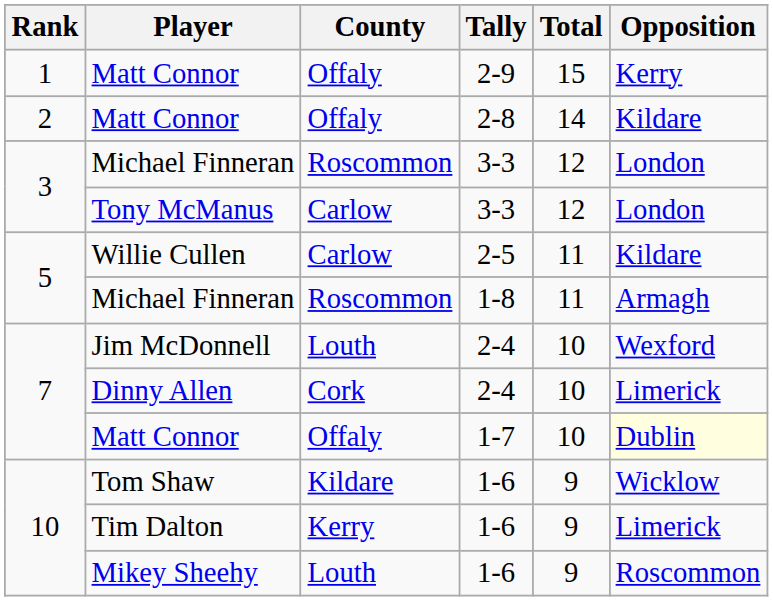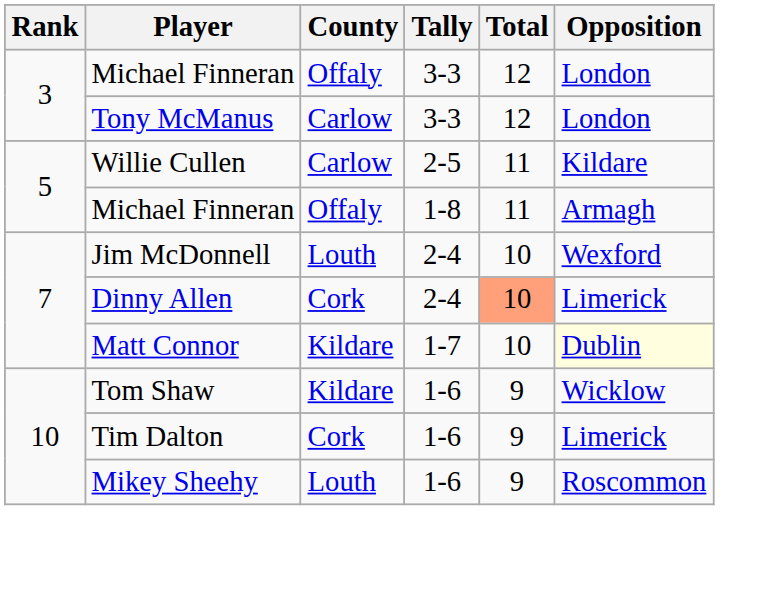- row: (165, 72)
- row: (165, 118)
(380, 163) Roscommon -> (345, 72) Offaly
(380, 299) Roscommon -> (345, 208) Offaly
(571, 390) no background -> (517, 299) lightsalmon background
(345, 436) Offaly -> (351, 345) Kildare
(341, 526) Kerry -> (336, 436) Cork
